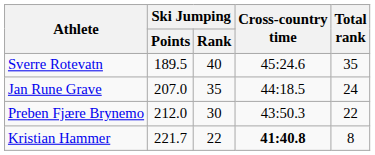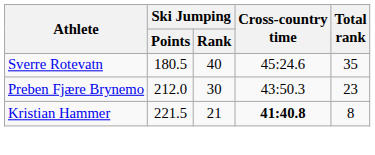(171, 65) 189.5 -> (171, 65) 180.5
- row: (55, 89)
(351, 113) 22 -> (351, 89) 23
(171, 138) 221.7 -> (171, 113) 221.5
(214, 138) 22 -> (214, 113) 21
